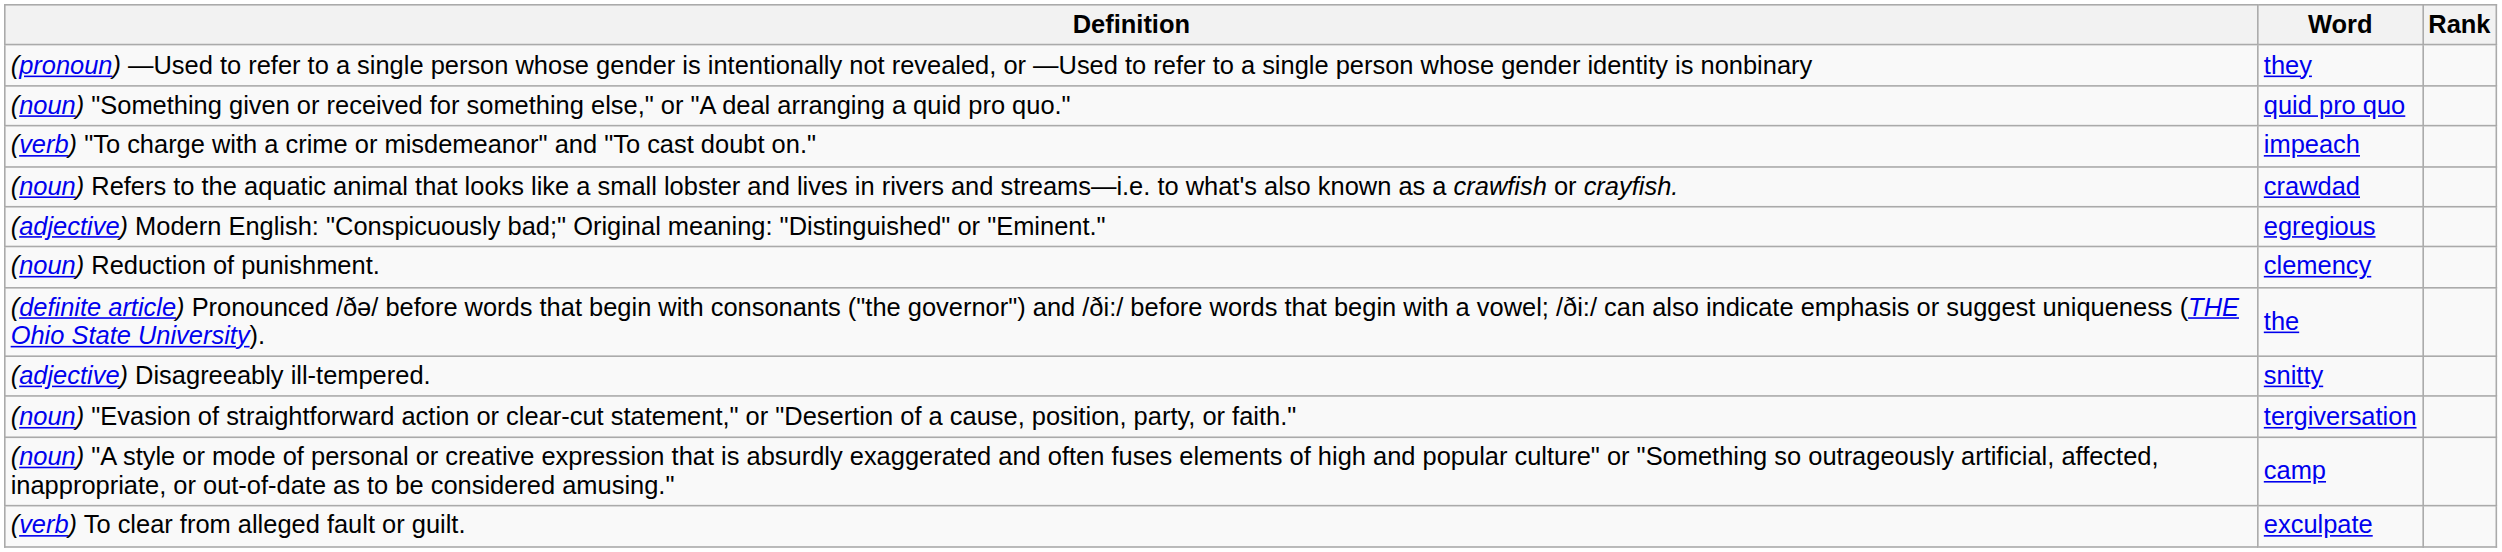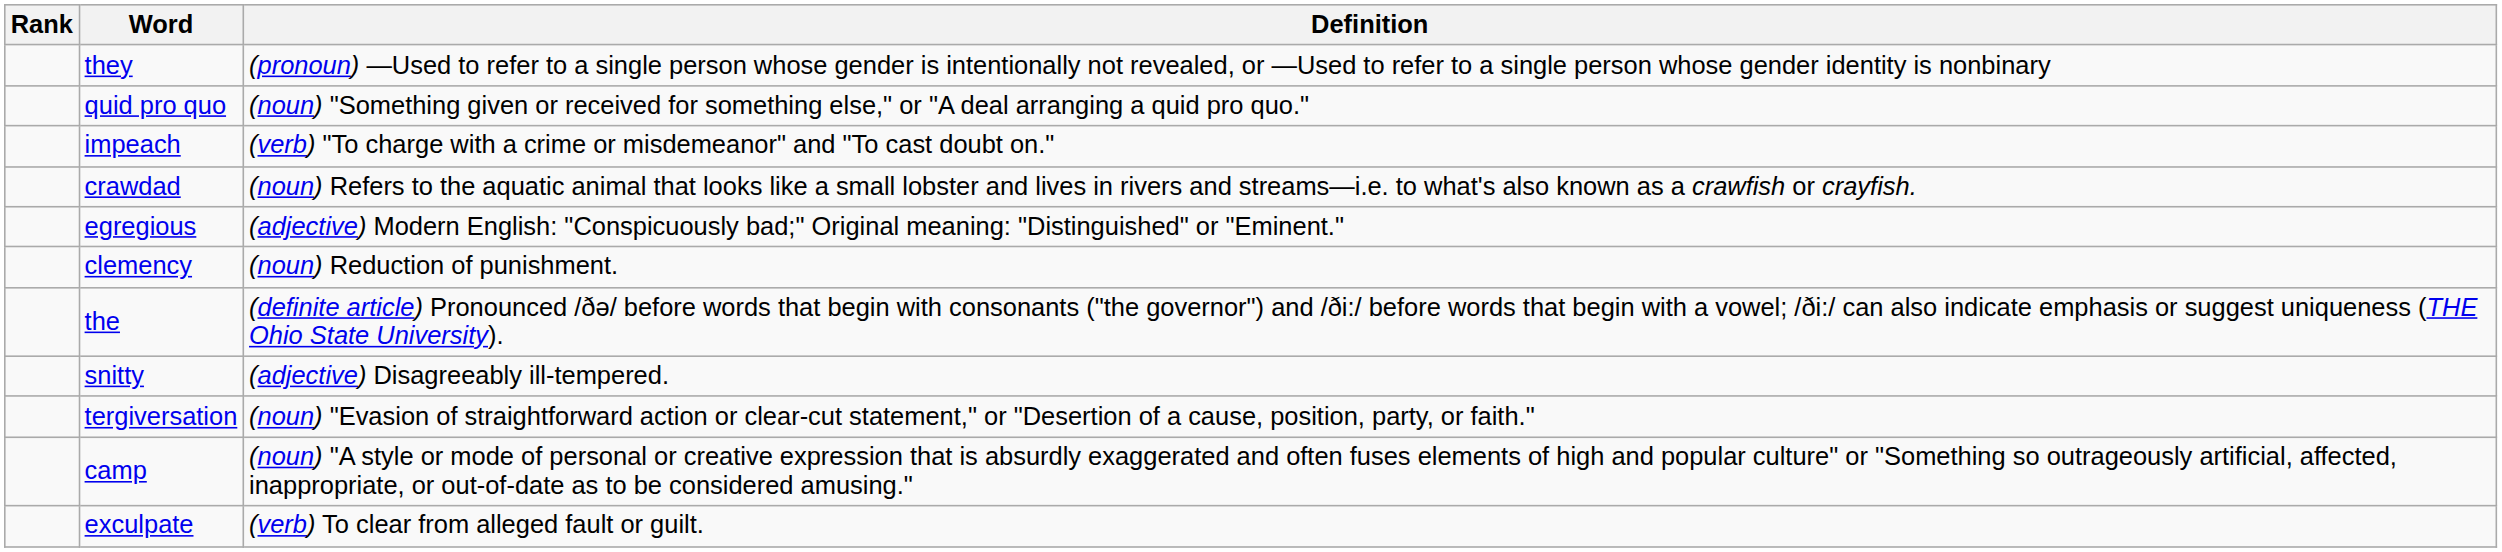columns swapped: (2459, 24) <-> (1131, 24)
